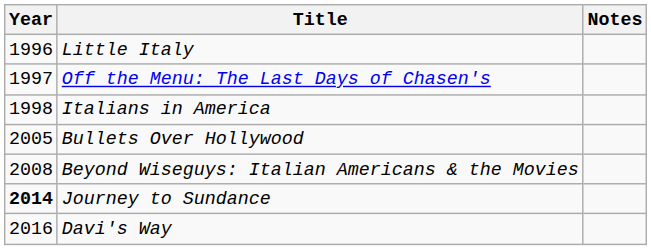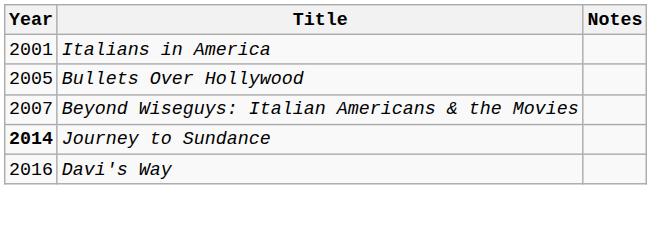- row: (128, 50)
- row: (276, 79)
(31, 109) 1998 -> (31, 50) 2001
(31, 169) 2008 -> (31, 109) 2007
